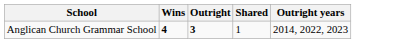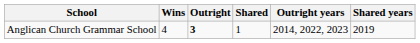+ column: (383, 13)
(164, 30) bold -> (164, 30) normal
